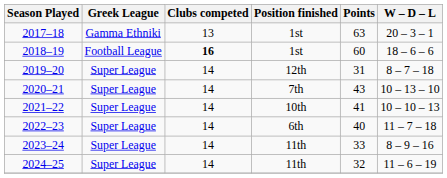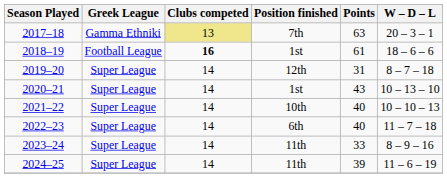(208, 32) no background -> (208, 32) khaki background
(296, 32) 1st -> (296, 32) 7th
(359, 51) 60 -> (359, 51) 61
(296, 88) 7th -> (296, 88) 1st
(359, 107) 41 -> (359, 107) 40
(359, 164) 32 -> (359, 164) 39
